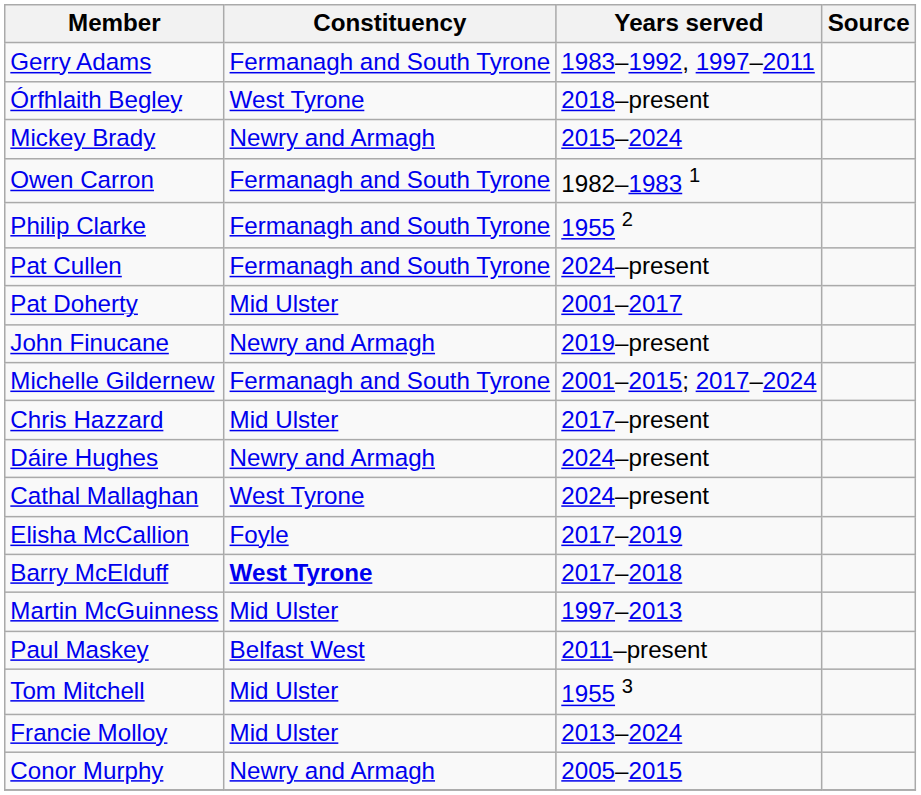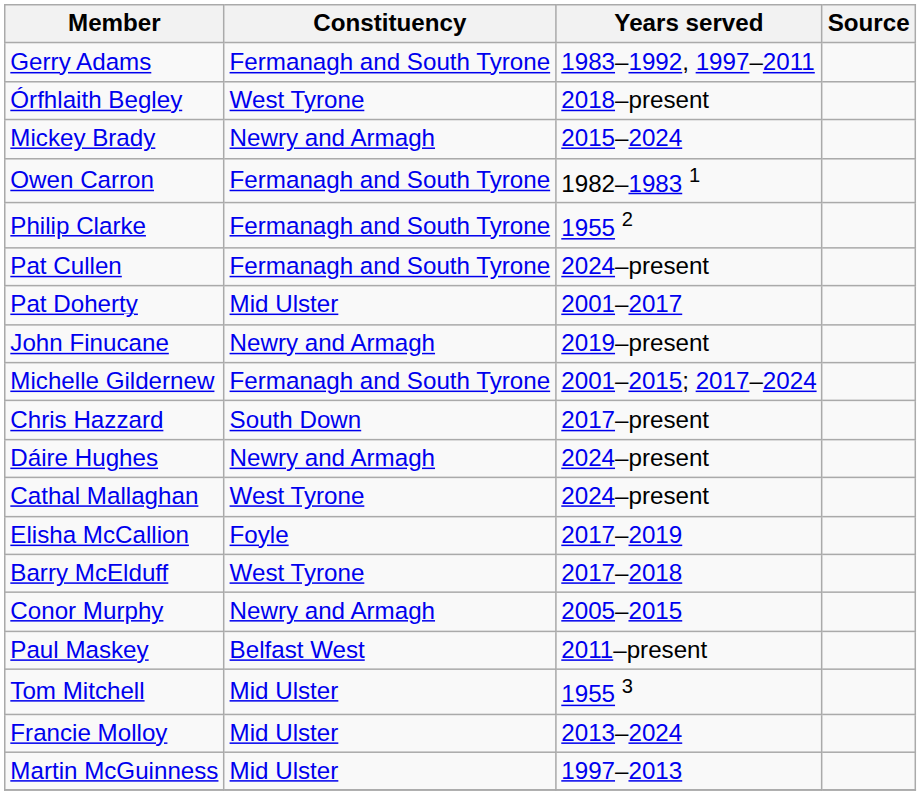(284, 419) Mid Ulster -> (295, 419) South Down
(301, 573) bold -> (297, 573) normal
rows swapped: (114, 611) <-> (87, 771)
